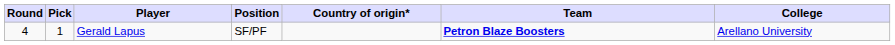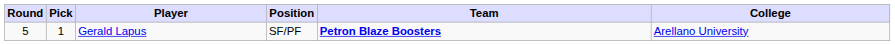- column: (361, 13)
(25, 31) 4 -> (25, 31) 5
